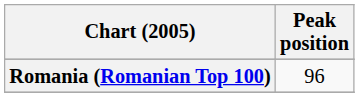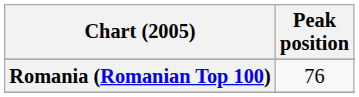(315, 75) 96 -> (315, 75) 76
